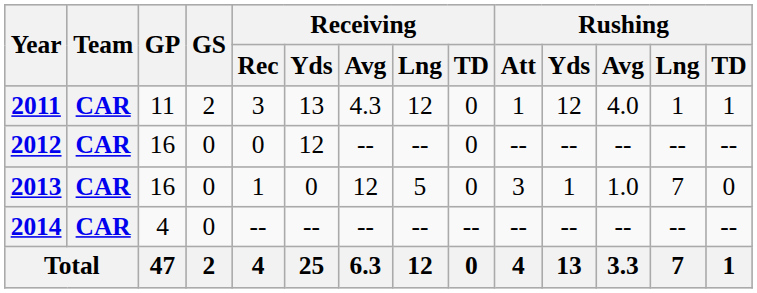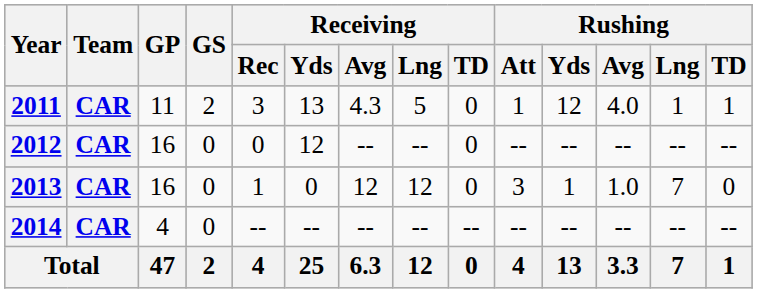(420, 105) 12 -> (420, 105) 5
(420, 186) 5 -> (420, 186) 12
